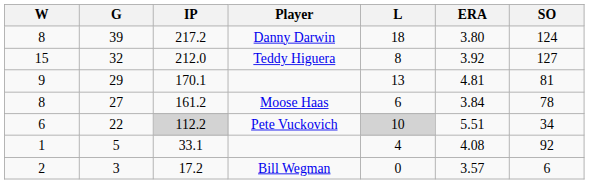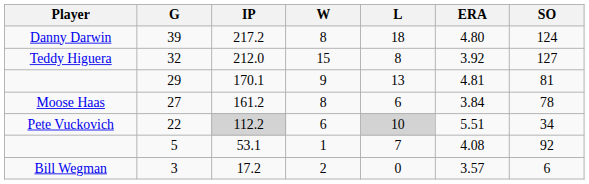columns swapped: (294, 15) <-> (42, 15)
(472, 37) 3.80 -> (472, 37) 4.80
(191, 146) 33.1 -> (249, 146) 53.1
(398, 146) 4 -> (398, 146) 7
